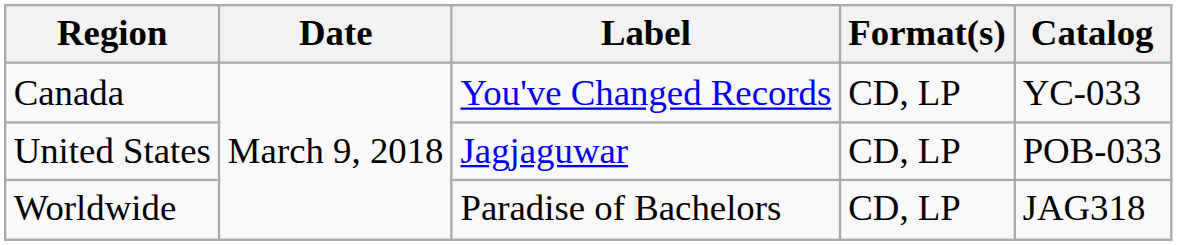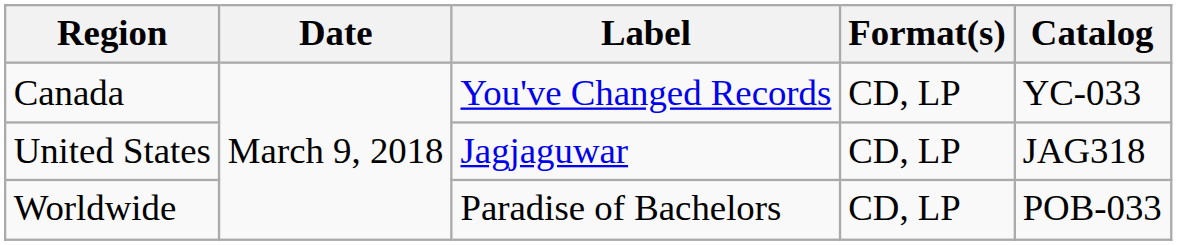(1092, 150) POB-033 -> (1084, 150) JAG318
(1084, 208) JAG318 -> (1092, 208) POB-033
